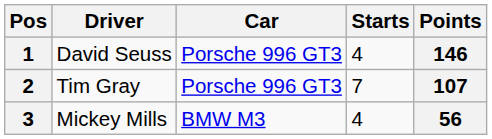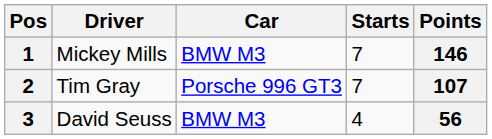(114, 54) David Seuss -> (112, 54) Mickey Mills
(262, 54) Porsche 996 GT3 -> (223, 54) BMW M3
(357, 54) 4 -> (357, 54) 7
(112, 119) Mickey Mills -> (114, 119) David Seuss
